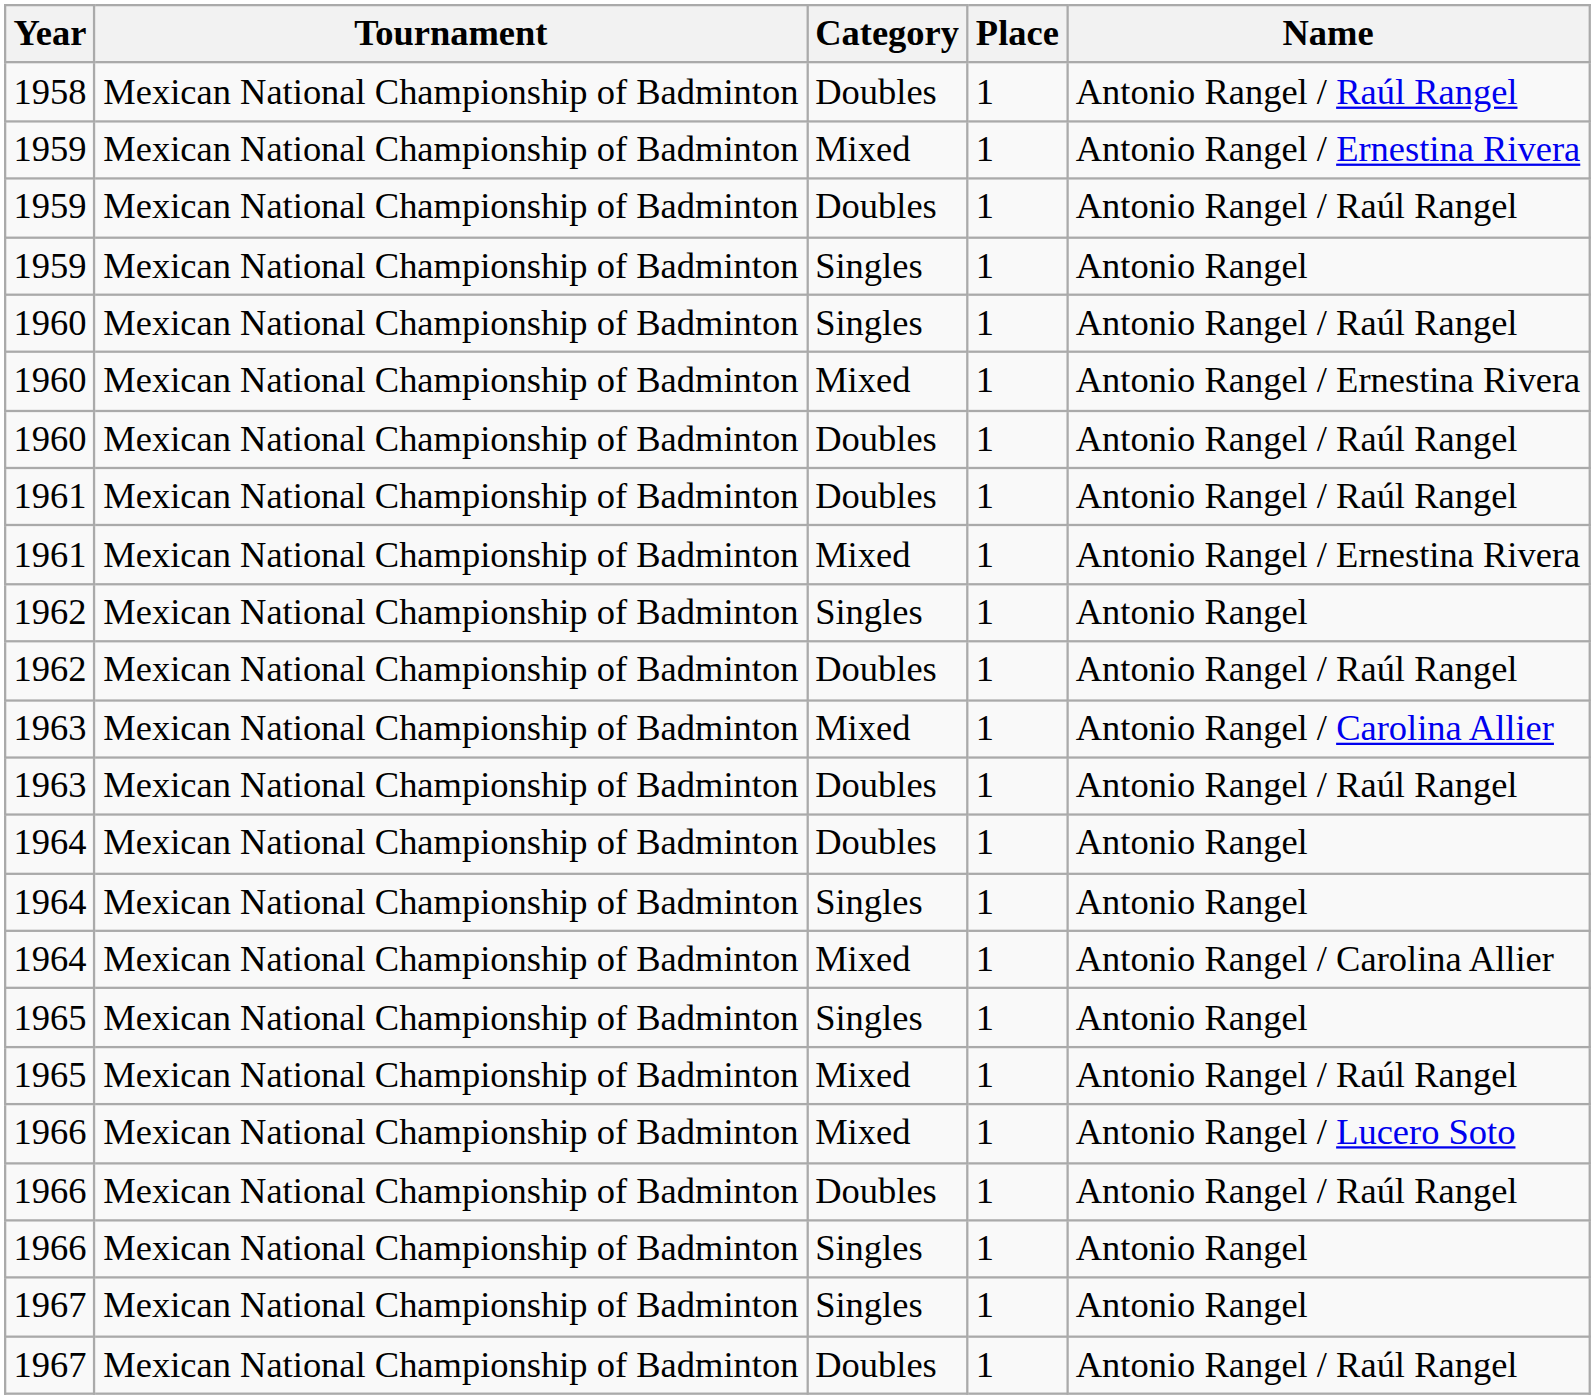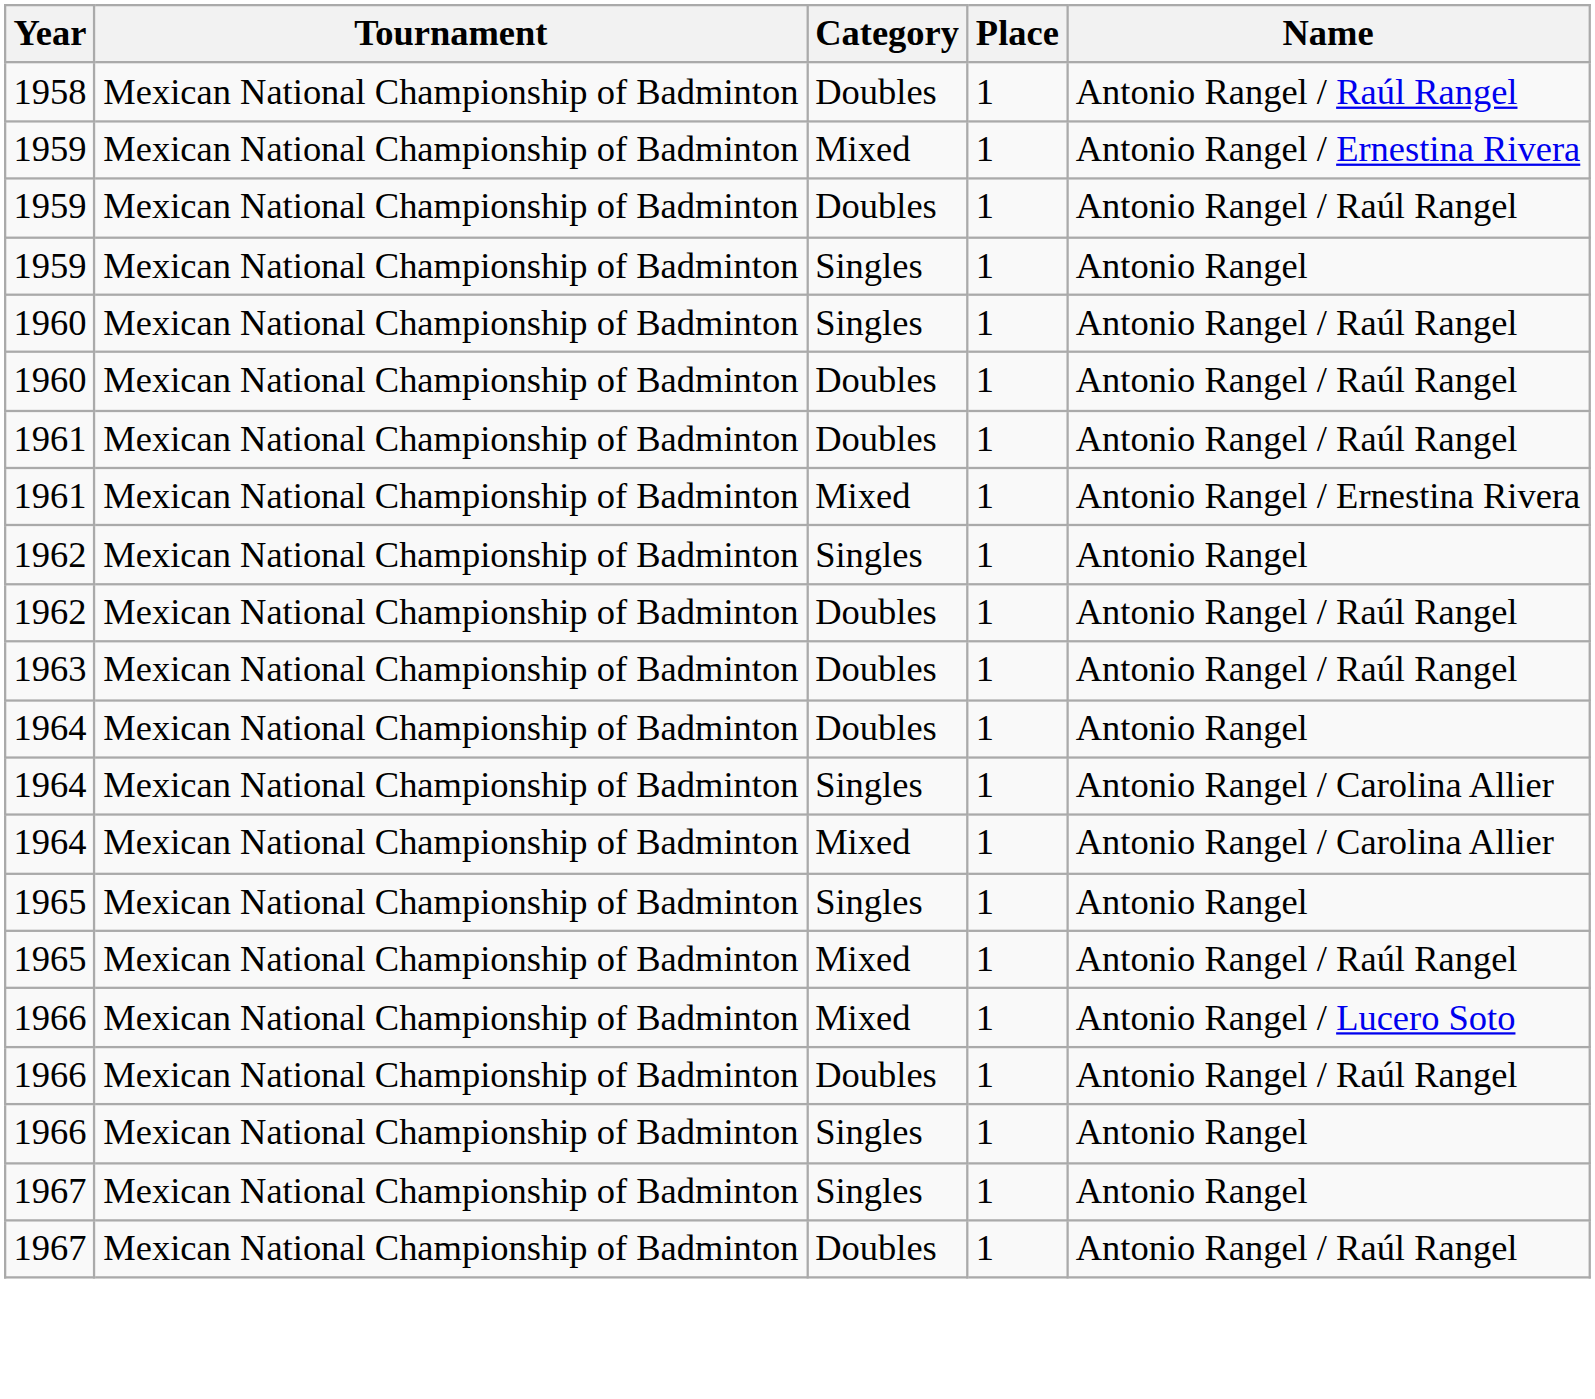- row: (50, 380)
- row: (50, 727)
(1192, 901) Antonio Rangel -> (1315, 785) Antonio Rangel / Carolina Allier
